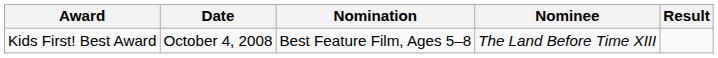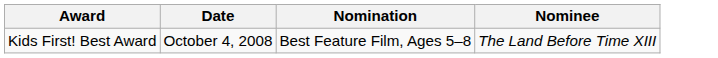- column: (687, 16)
